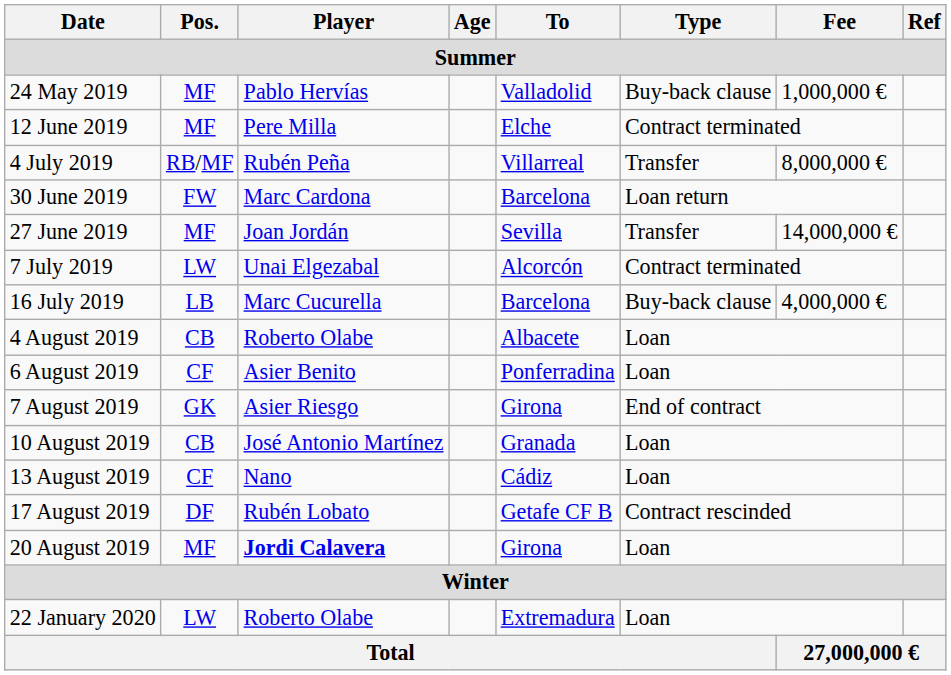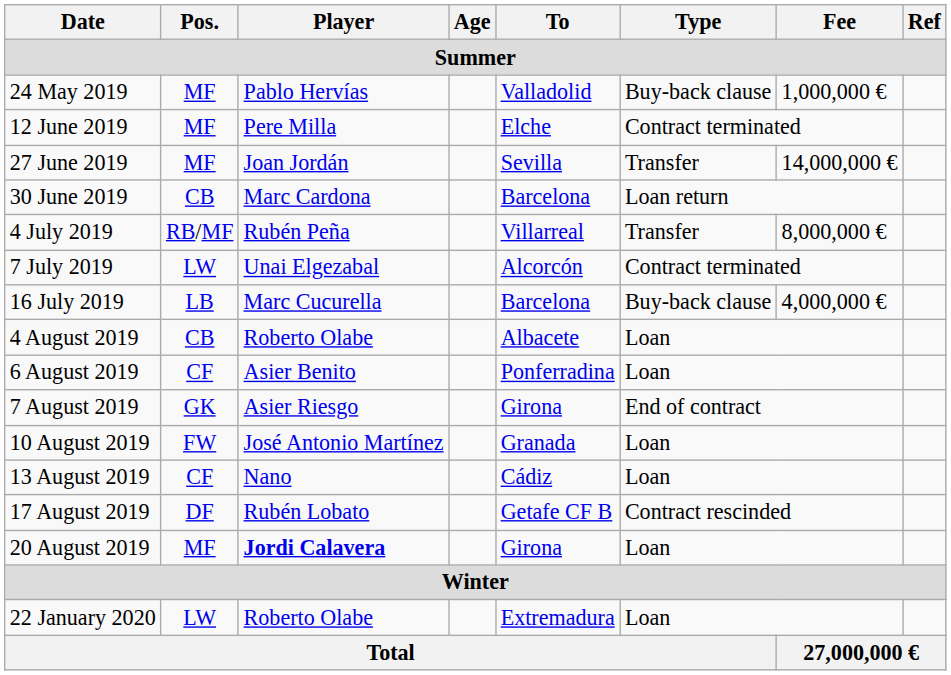rows swapped: (69, 232) <-> (61, 162)
(200, 197) FW -> (200, 197) CB
(200, 442) CB -> (200, 442) FW
